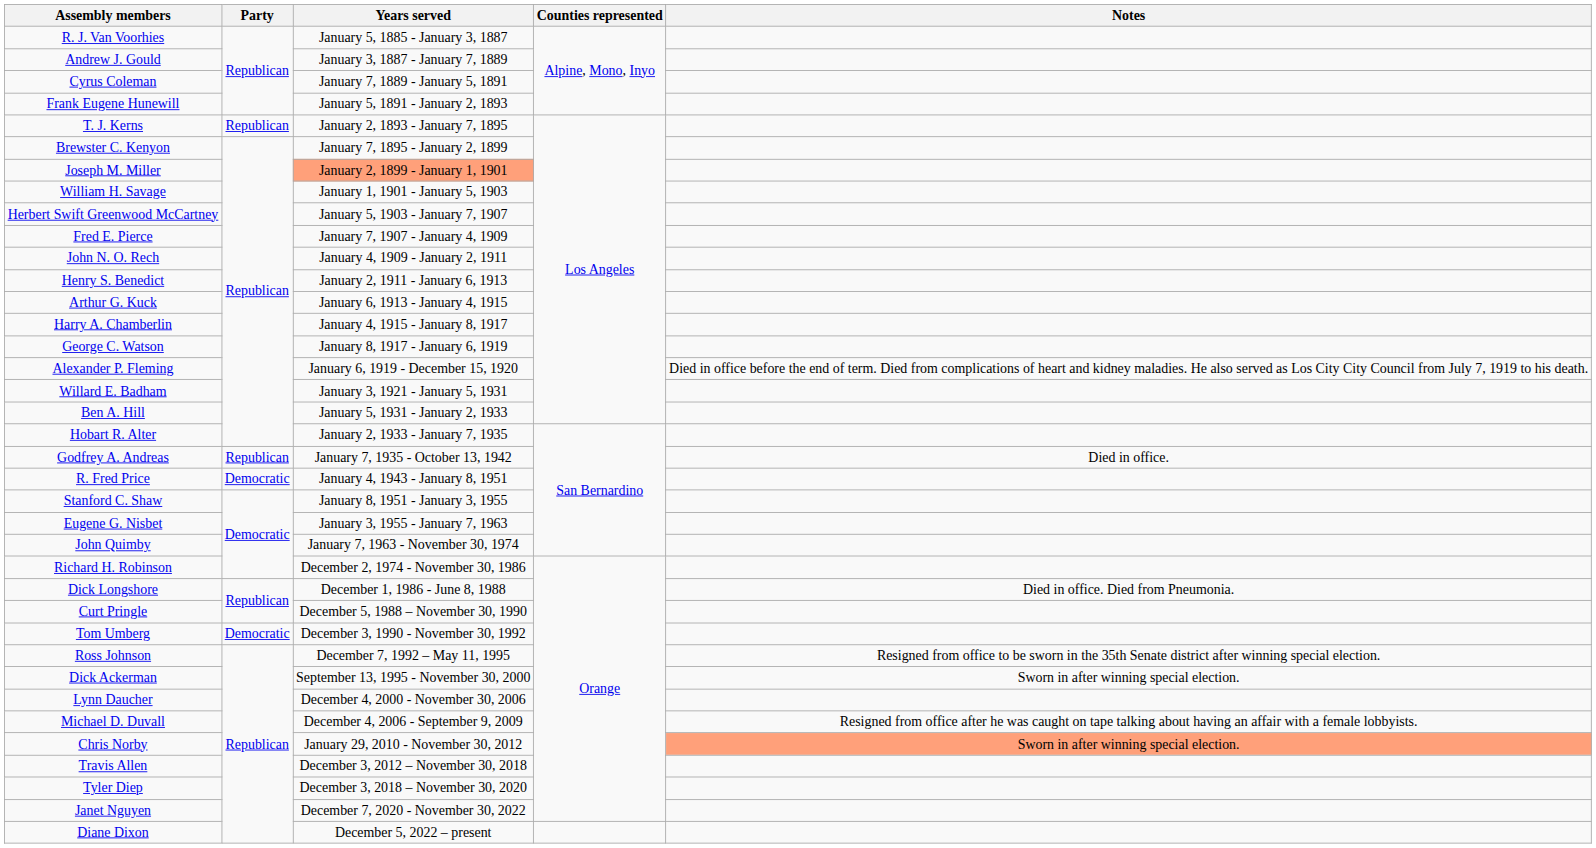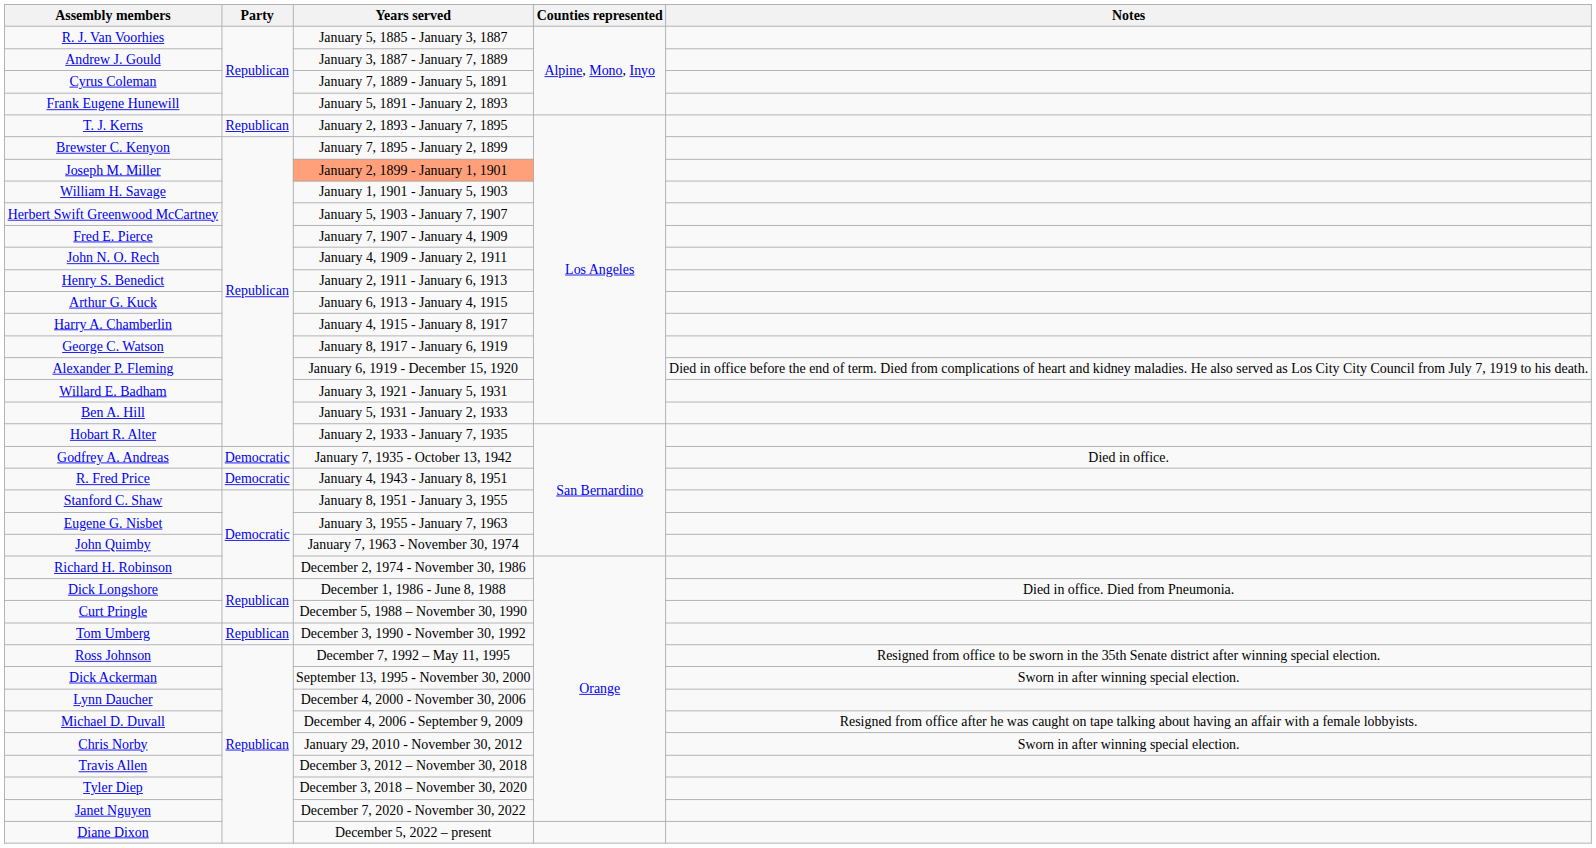(257, 457) Republican -> (257, 457) Democratic
(257, 633) Democratic -> (257, 633) Republican
(1129, 744) lightsalmon background -> (1129, 744) no background
